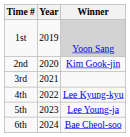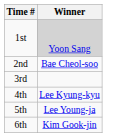- column: (49, 12)
(93, 64) Kim Gook-jin -> (70, 64) Bae Cheol-soo
(93, 125) Bae Cheol-soo -> (70, 125) Kim Gook-jin
